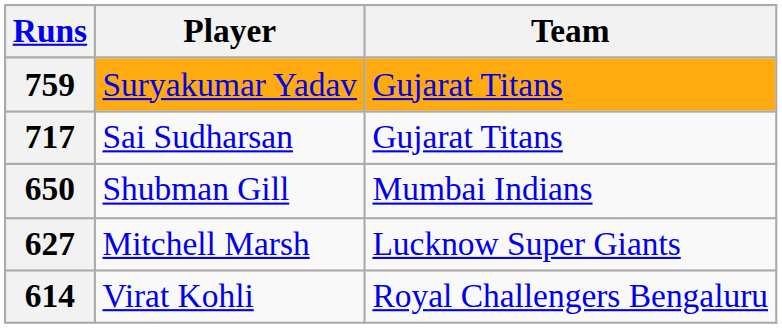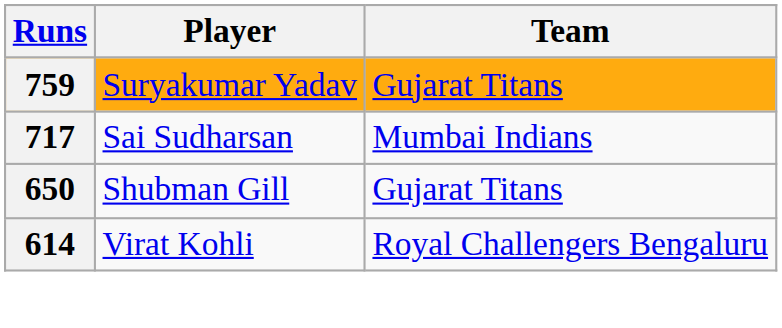(468, 137) Gujarat Titans -> (482, 137) Mumbai Indians
(482, 190) Mumbai Indians -> (468, 190) Gujarat Titans
- row: (50, 243)
